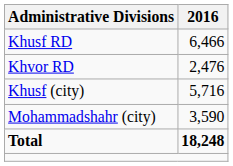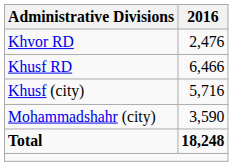rows swapped: (40, 41) <-> (41, 66)
